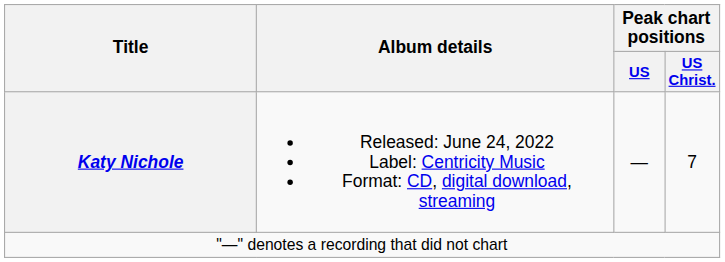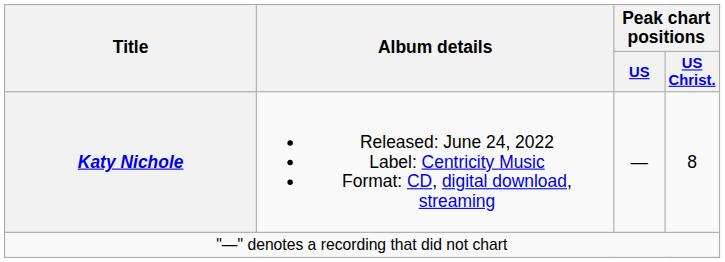(692, 162) 7 -> (692, 162) 8
